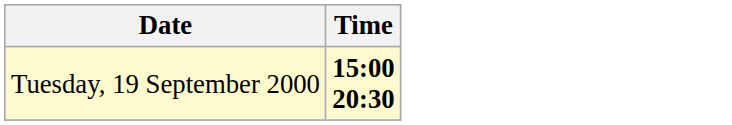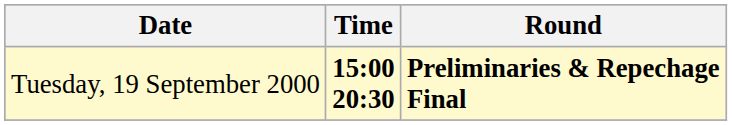+ column: (563, 25)
